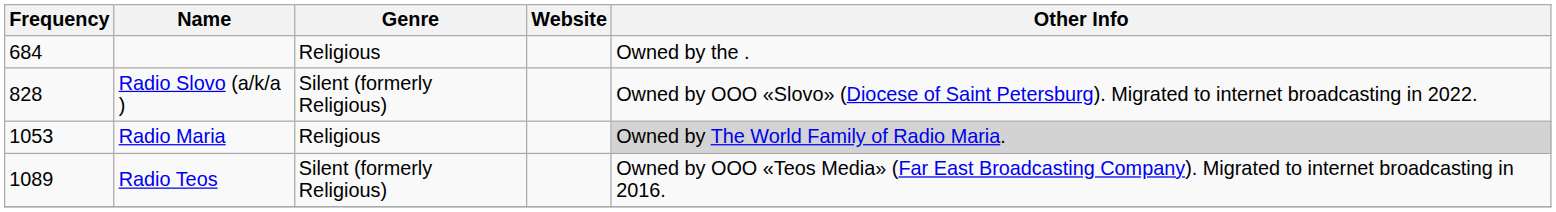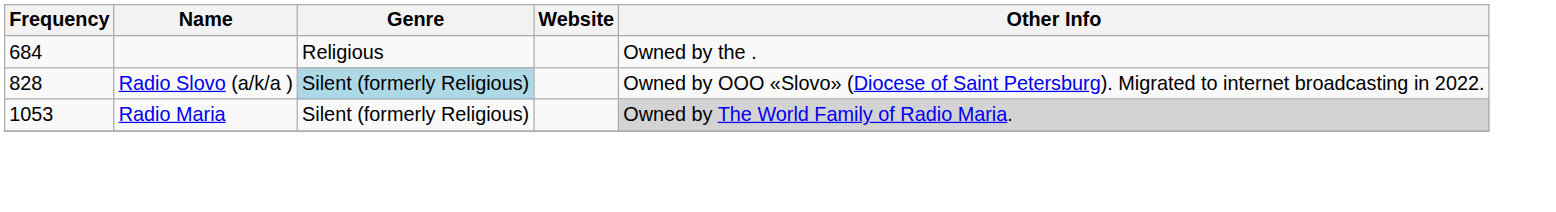(365, 94) no background -> (416, 83) lightblue background
(340, 136) Religious -> (416, 114) Silent (formerly Religious)
- row: (31, 179)
